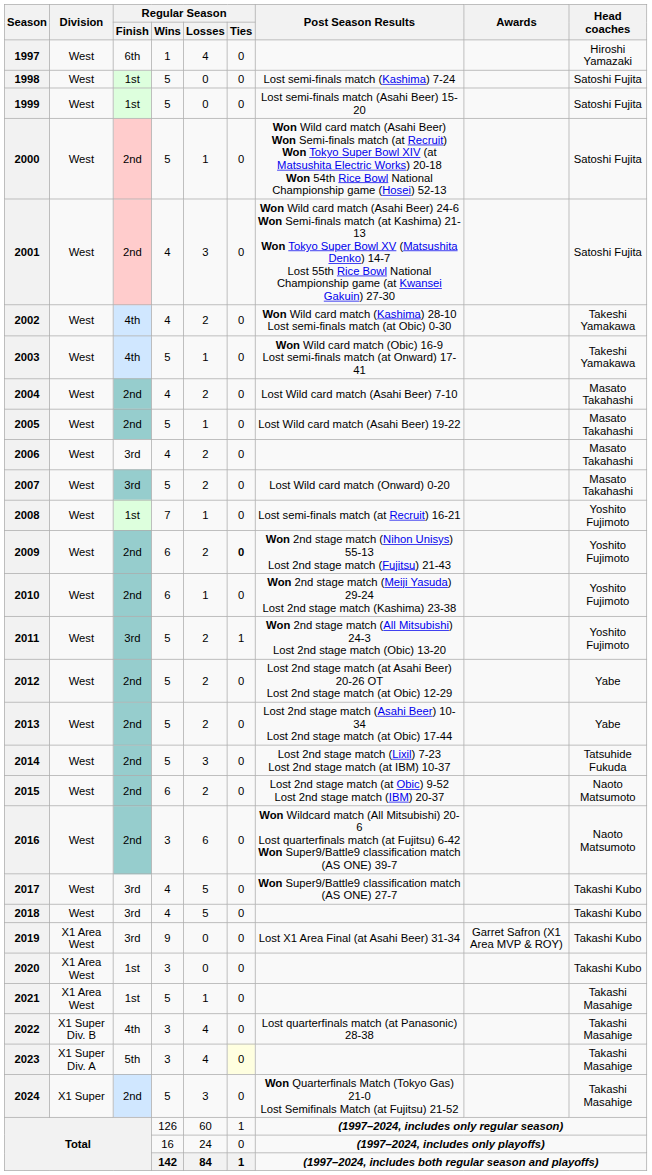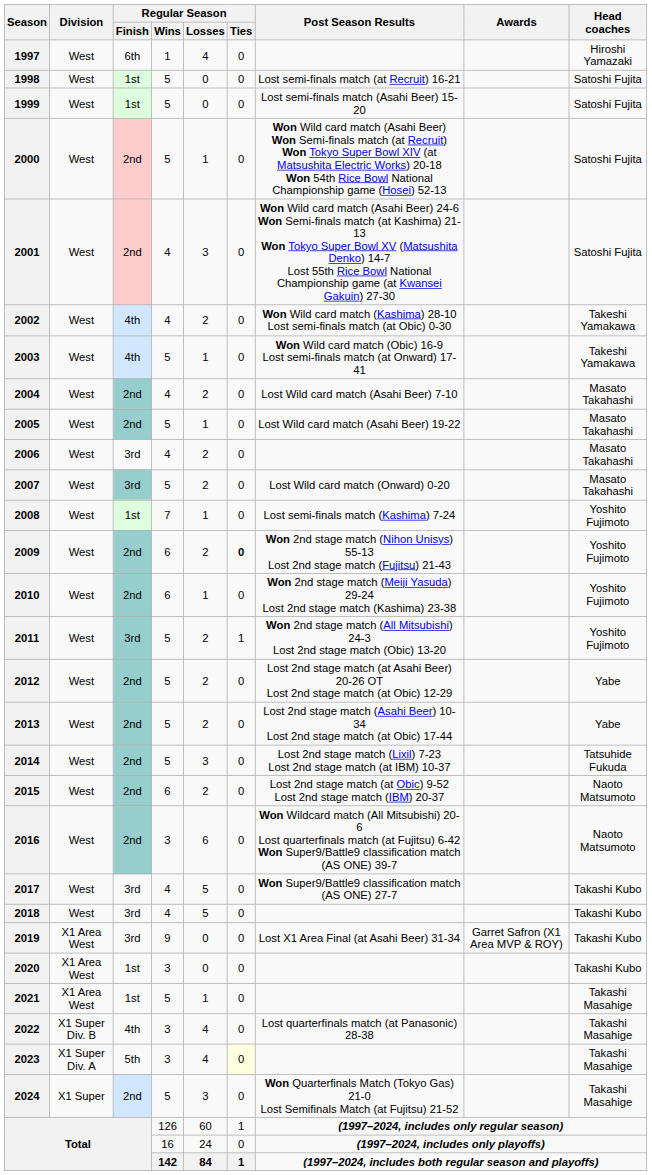(359, 79) Lost semi-finals match (Kashima) 7-24 -> (359, 79) Lost semi-finals match (at Recruit) 16-21
(359, 515) Lost semi-finals match (at Recruit) 16-21 -> (359, 515) Lost semi-finals match (Kashima) 7-24
